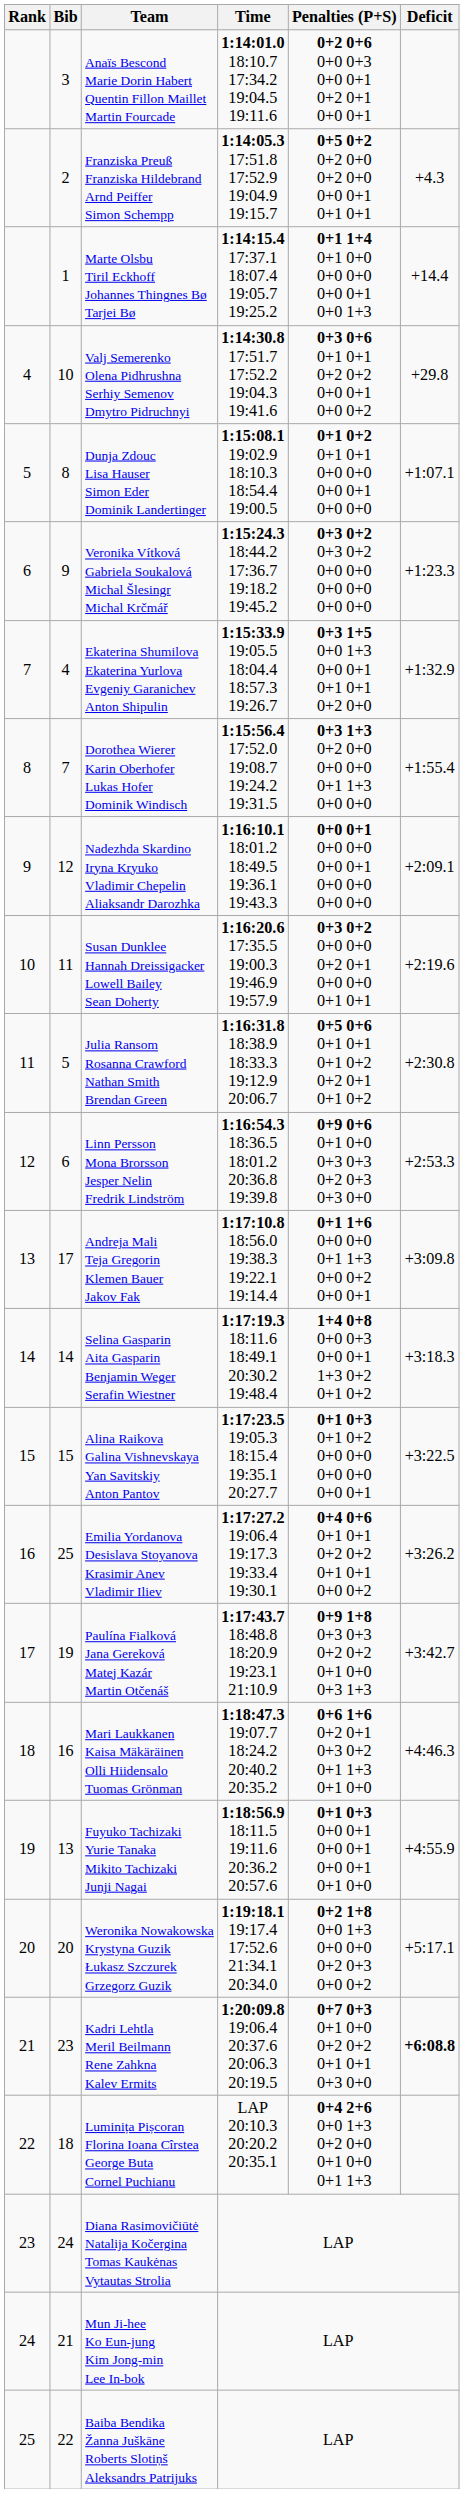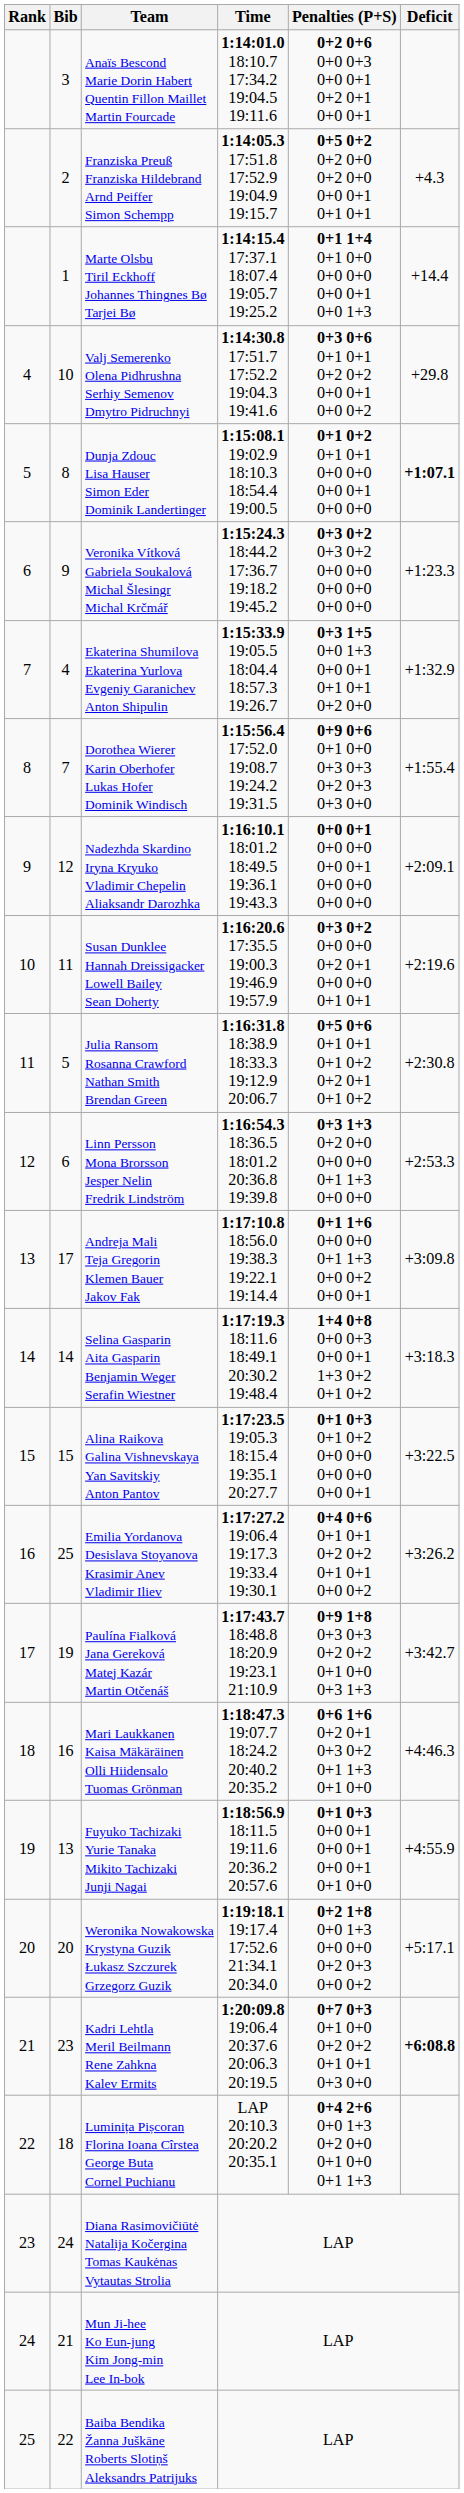(430, 472) normal -> (430, 472) bold
(344, 767) 0+3 1+3 0+2 0+0 0+0 0+0 0+1 1+3 0+0 0+0 -> (344, 767) 0+9 0+6 0+1 0+0 0+3 0+3 0+2 0+3 0+3 0+0
(344, 1161) 0+9 0+6 0+1 0+0 0+3 0+3 0+2 0+3 0+3 0+0 -> (344, 1161) 0+3 1+3 0+2 0+0 0+0 0+0 0+1 1+3 0+0 0+0
